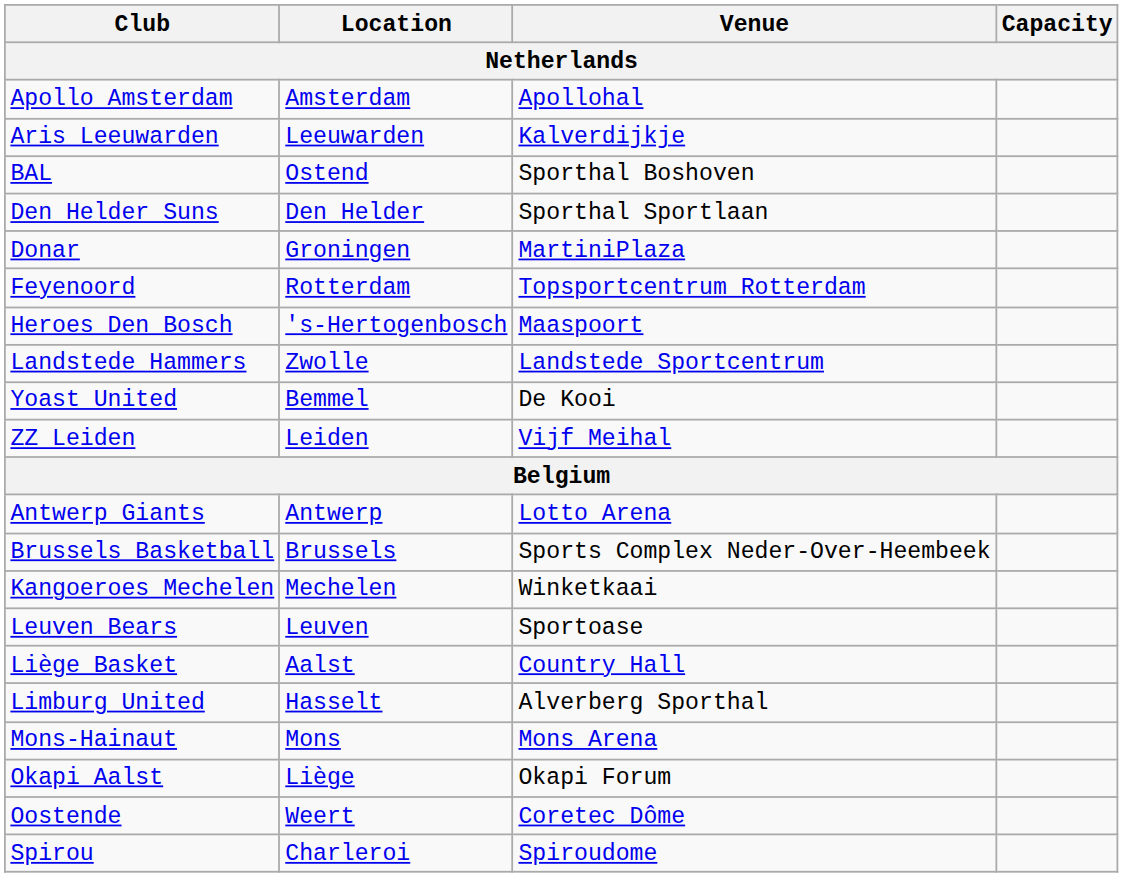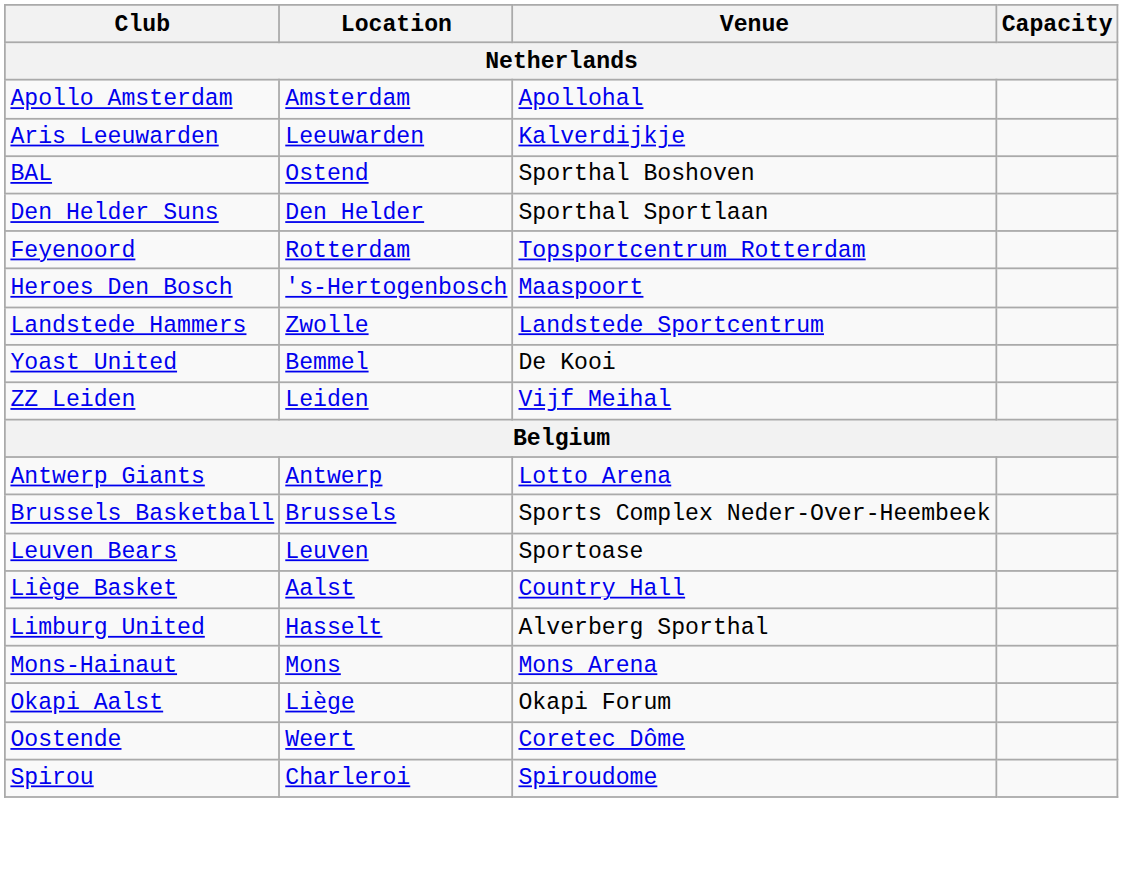- row: (45, 250)
- row: (142, 589)
